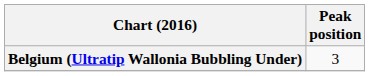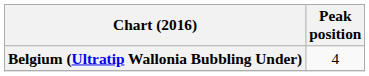(335, 58) 3 -> (335, 58) 4
